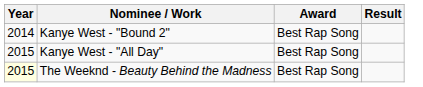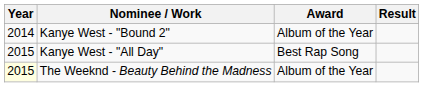(318, 33) Best Rap Song -> (325, 33) Album of the Year
(318, 71) Best Rap Song -> (325, 71) Album of the Year
